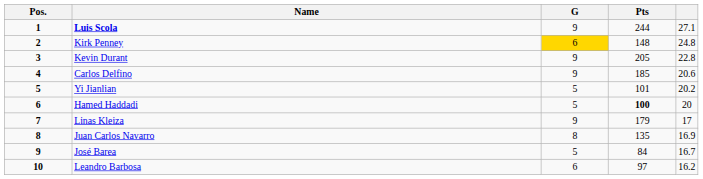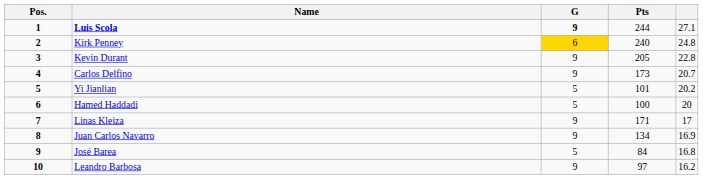(575, 27) normal -> (575, 27) bold
(642, 43) 148 -> (642, 43) 240
(642, 74) 185 -> (642, 74) 173
(687, 74) 20.6 -> (687, 74) 20.7
(642, 105) bold -> (642, 105) normal
(642, 120) 179 -> (642, 120) 171
(575, 136) 8 -> (575, 136) 9
(642, 136) 135 -> (642, 136) 134
(687, 151) 16.7 -> (687, 151) 16.8
(575, 167) 6 -> (575, 167) 9
